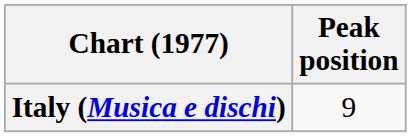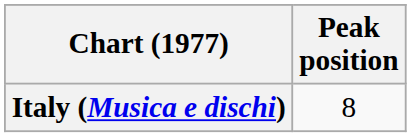(349, 107) 9 -> (349, 107) 8
